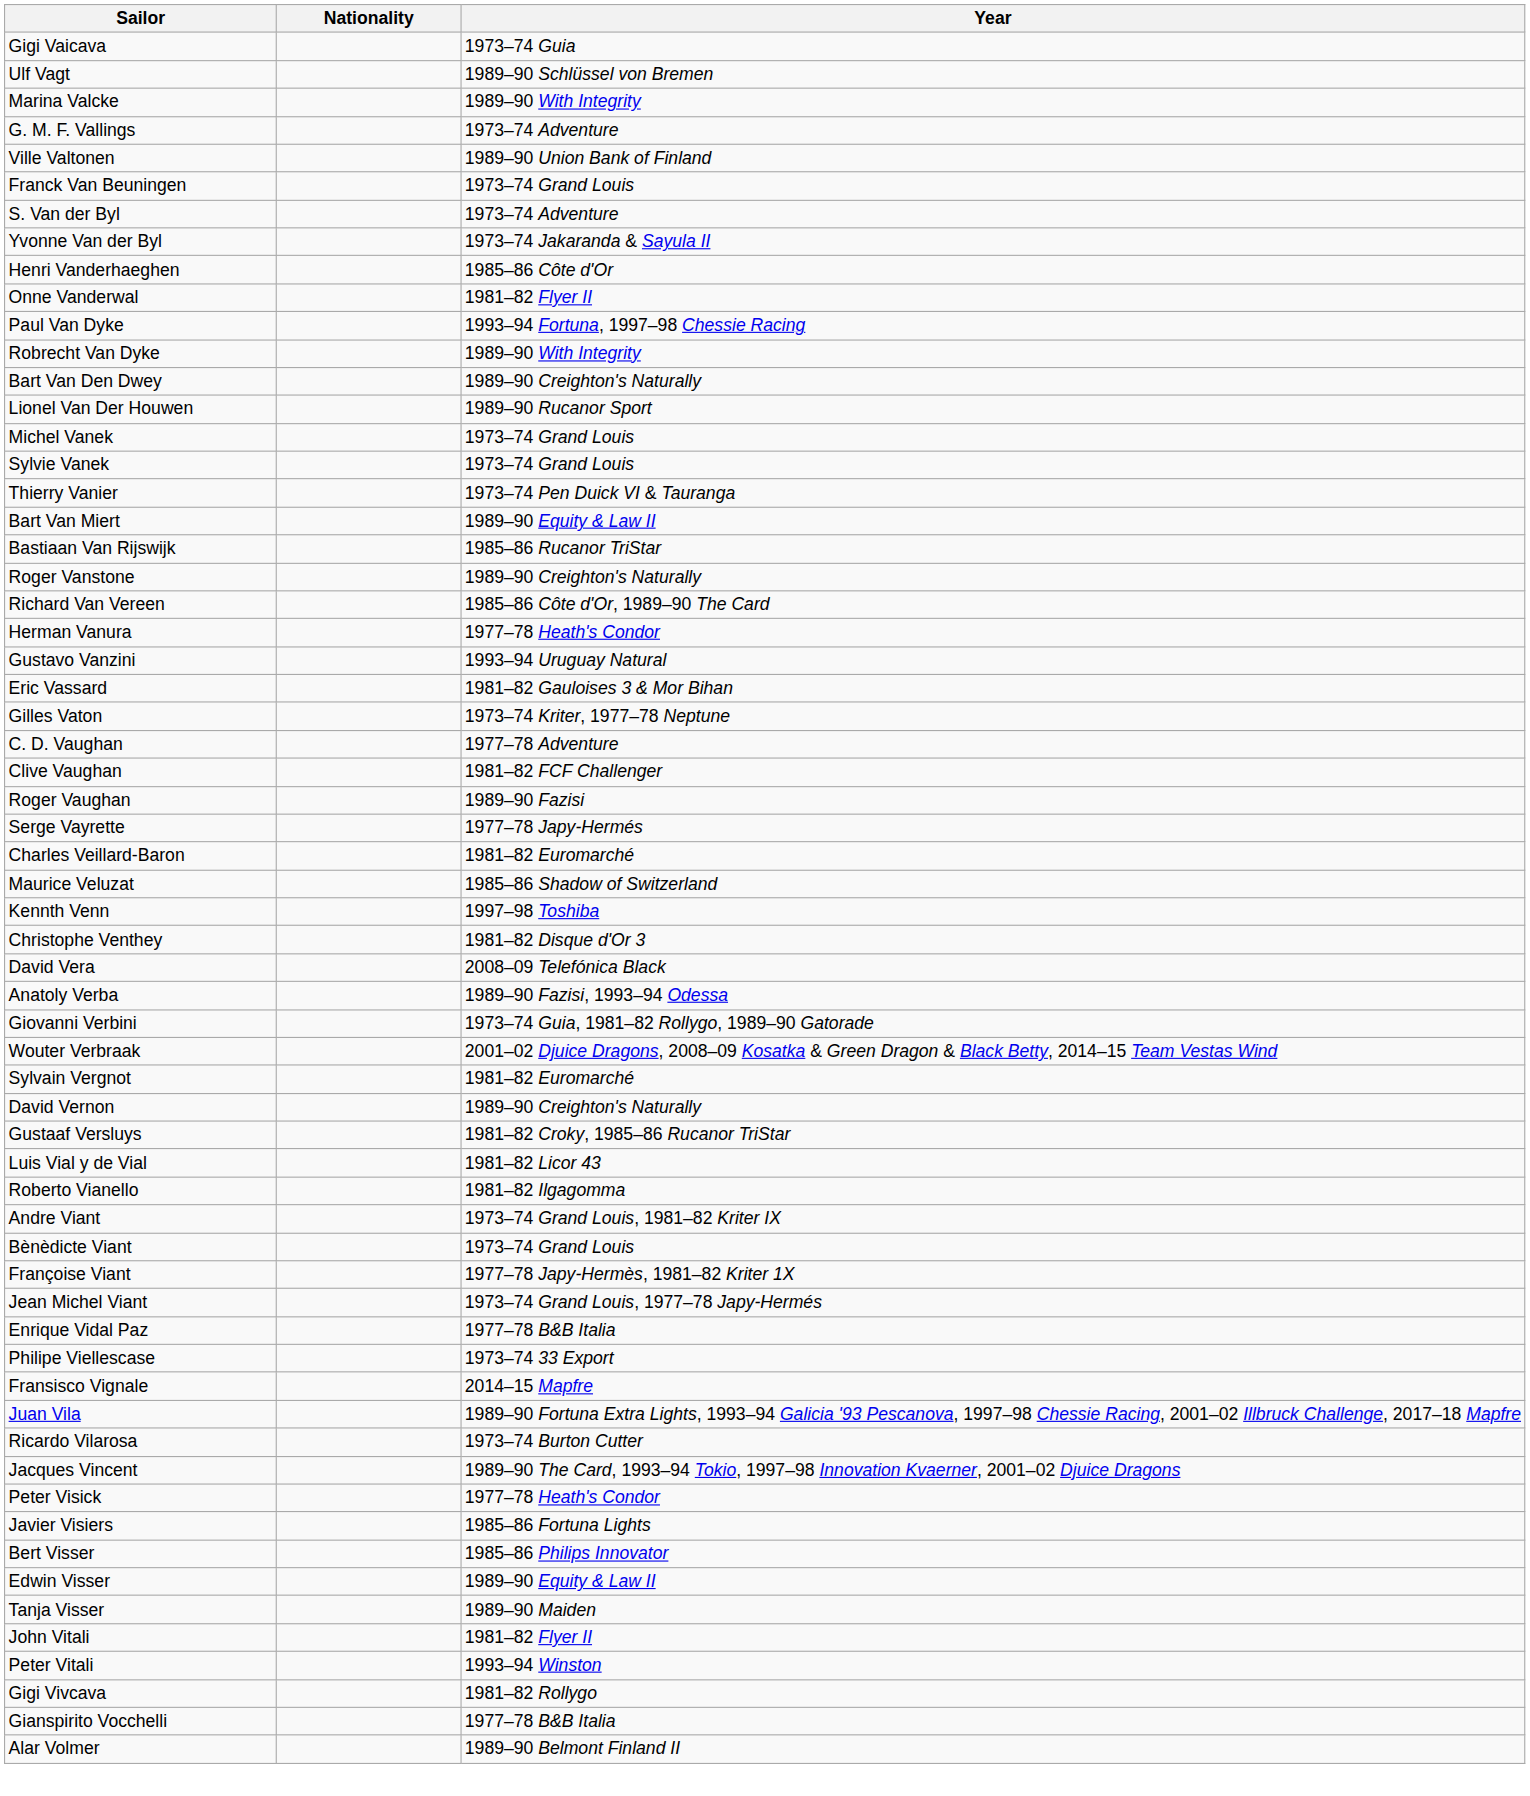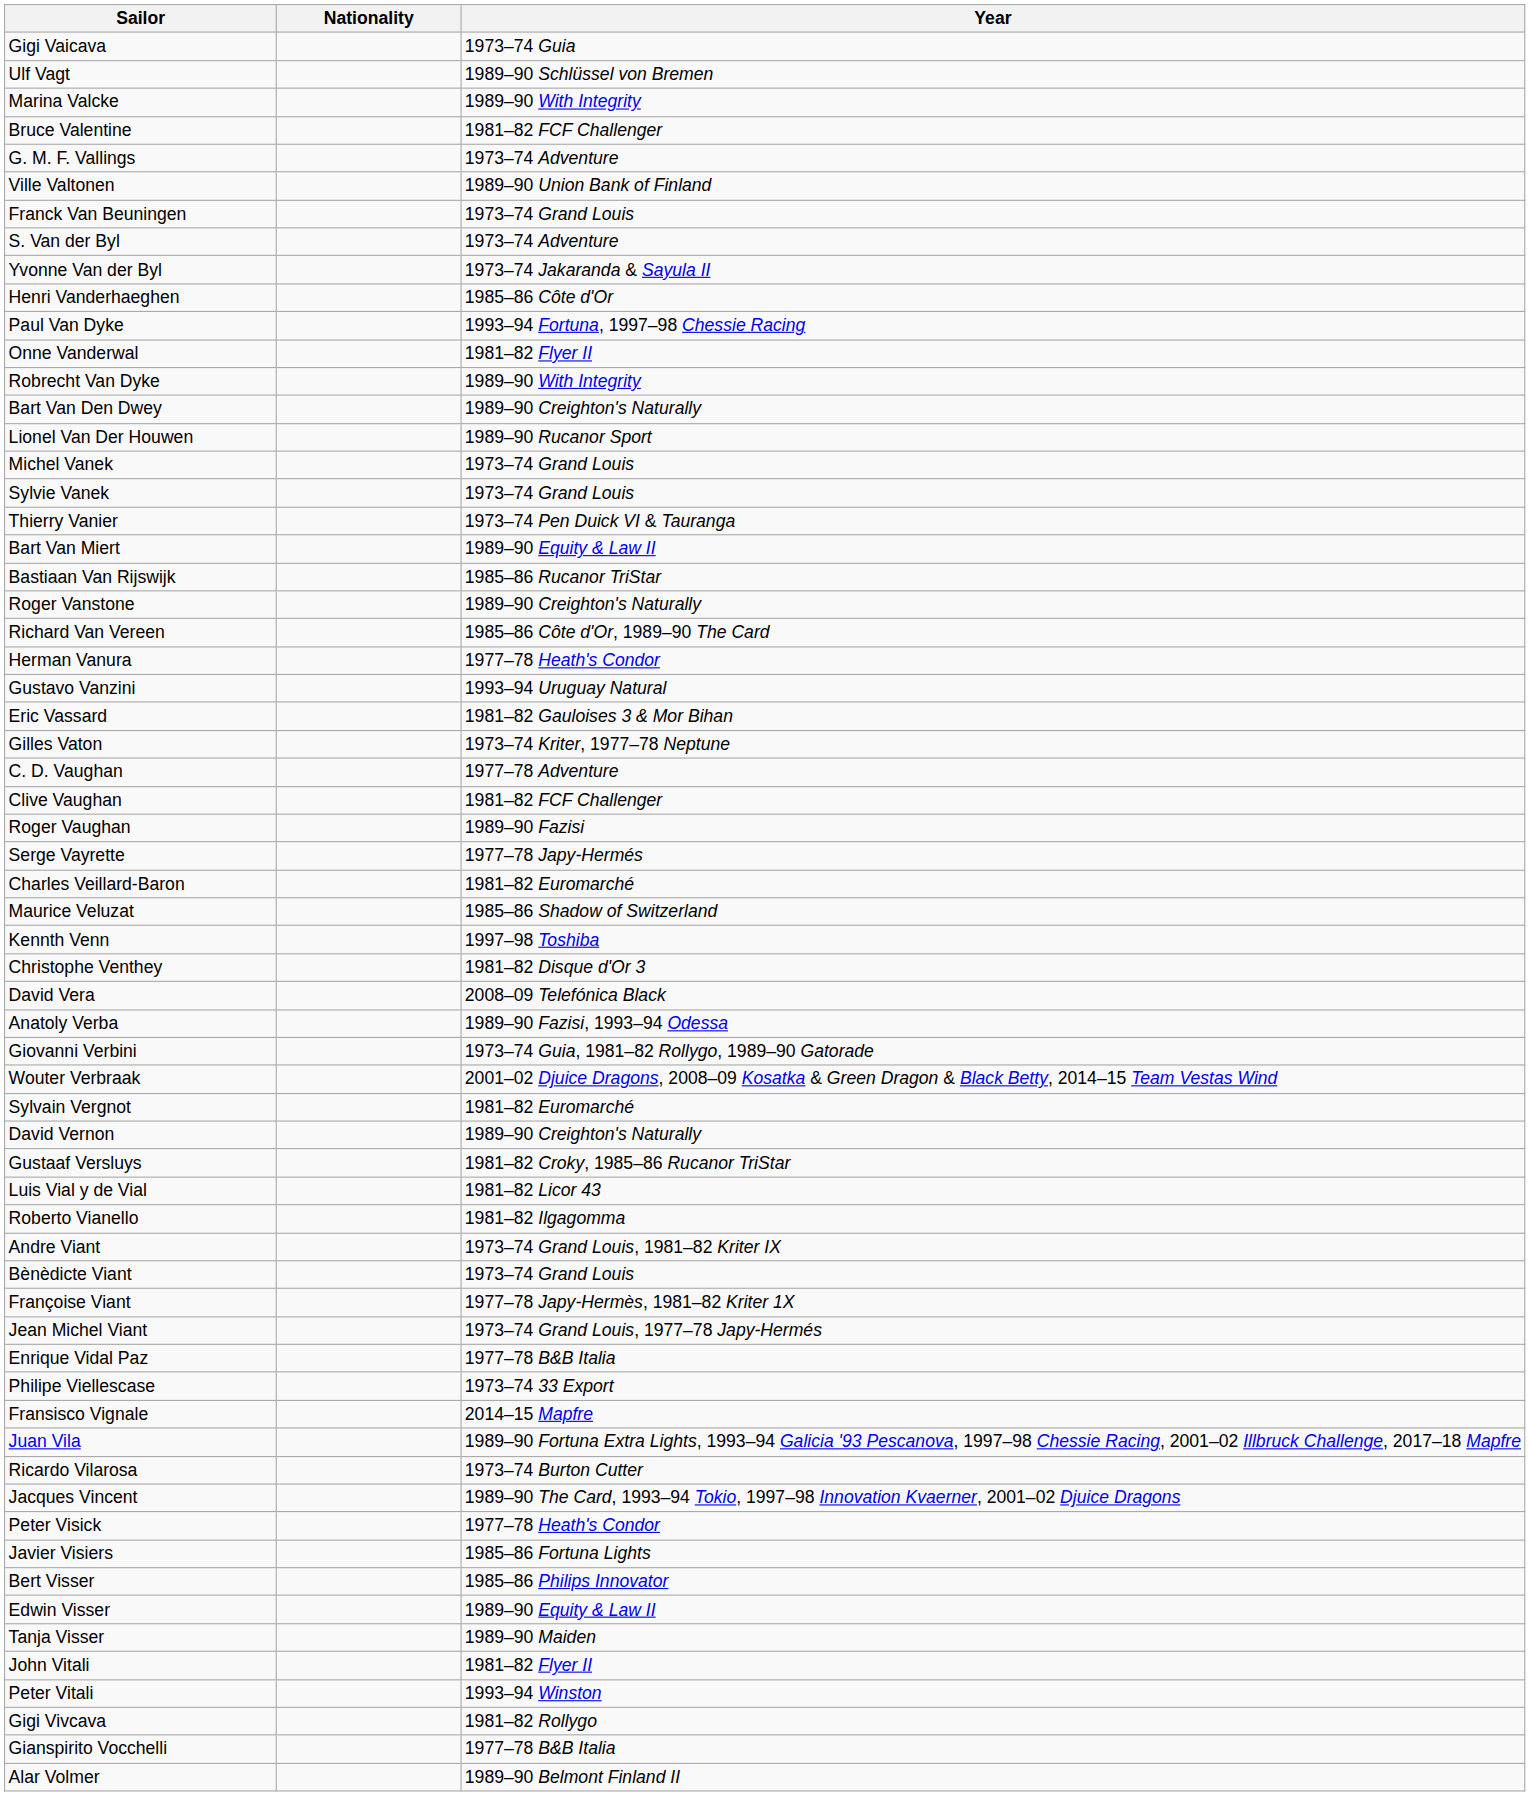+ row: (70, 130)
rows swapped: (74, 297) <-> (66, 325)
